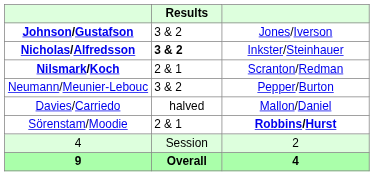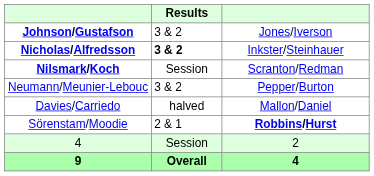(168, 69) 2 & 1 -> (187, 69) Session
